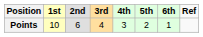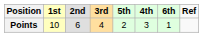columns swapped: (124, 11) <-> (146, 11)
